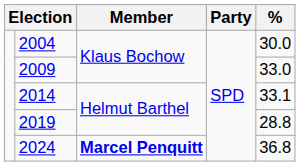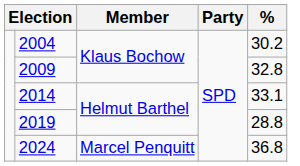(275, 43) 30.0 -> (267, 43) 30.2
(275, 69) 33.0 -> (267, 69) 32.8
(141, 148) bold -> (137, 148) normal
